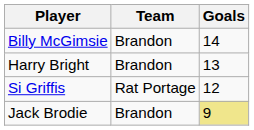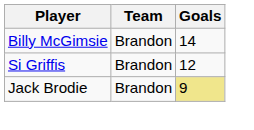- row: (49, 64)
(155, 88) Rat Portage -> (143, 64) Brandon
